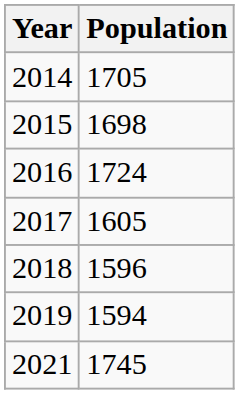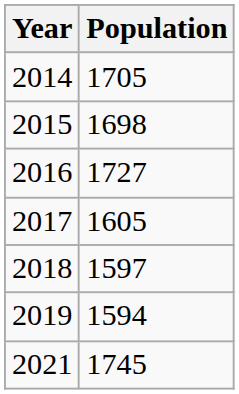(117, 172) 1724 -> (117, 172) 1727
(117, 268) 1596 -> (117, 268) 1597
